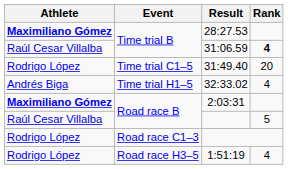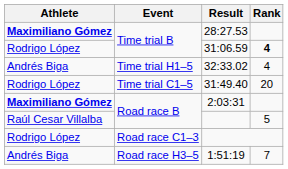(55, 49) Raúl Cesar Villalba -> (44, 49) Rodrigo López
rows swapped: (155, 67) <-> (155, 85)
(44, 156) Rodrigo López -> (38, 156) Andrés Biga
(267, 156) 4 -> (267, 156) 7
